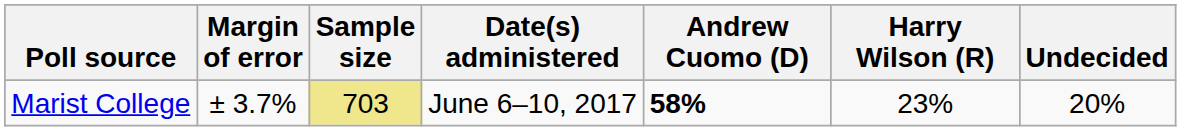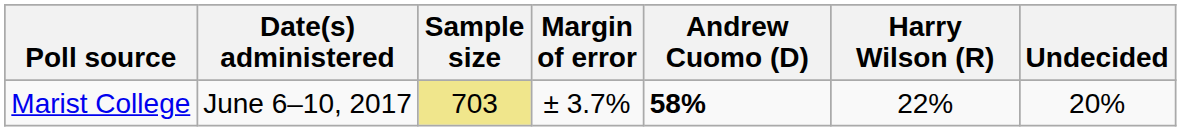columns swapped: (533, 42) <-> (253, 42)
(925, 102) 23% -> (925, 102) 22%
